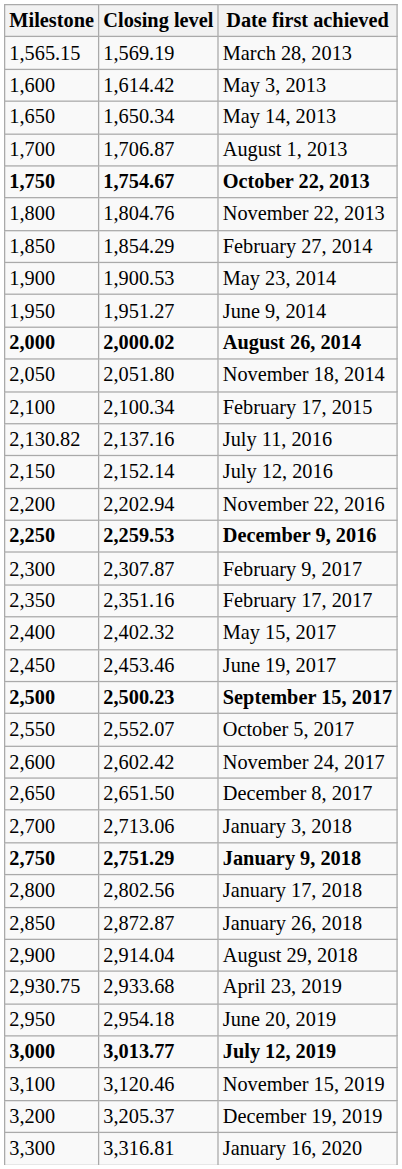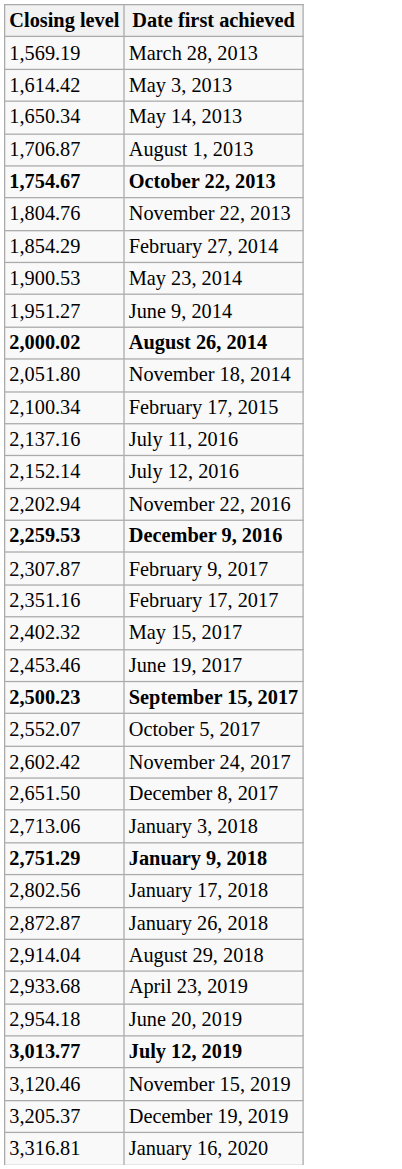- column: (52, 20)
